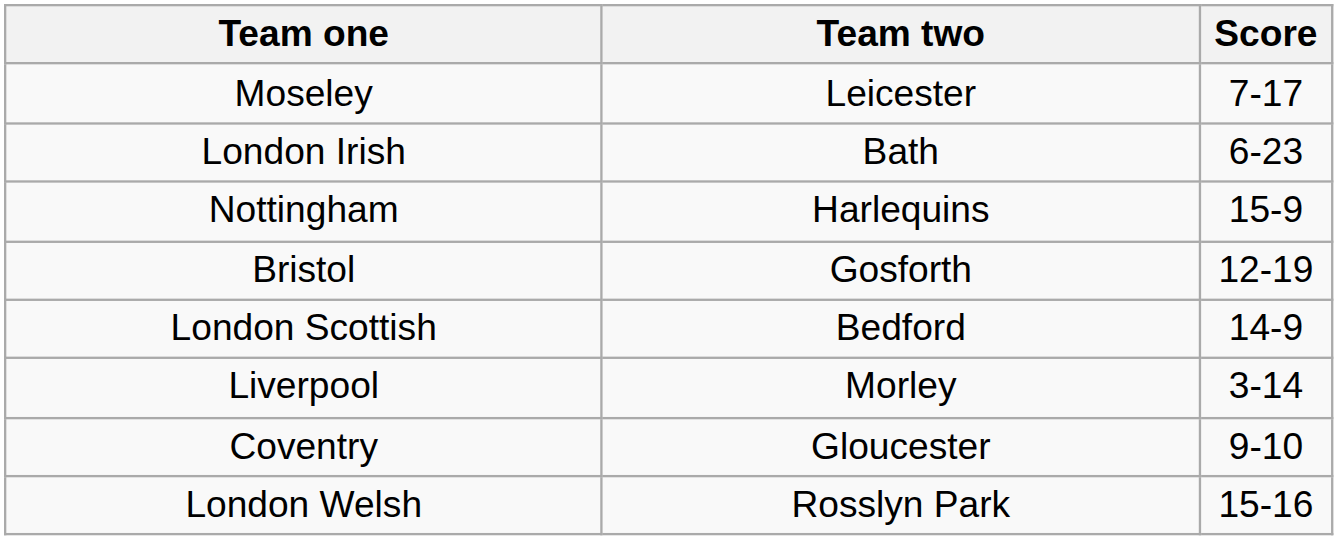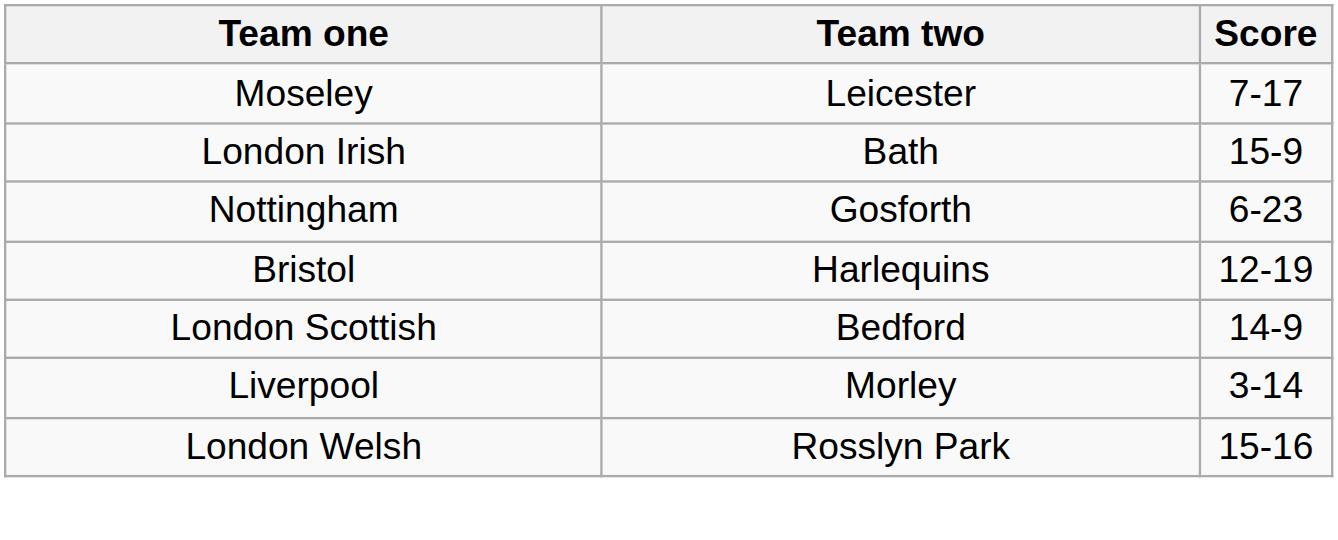(1266, 151) 6-23 -> (1266, 151) 15-9
(901, 210) Harlequins -> (901, 210) Gosforth
(1266, 210) 15-9 -> (1266, 210) 6-23
(901, 269) Gosforth -> (901, 269) Harlequins
- row: (304, 446)
